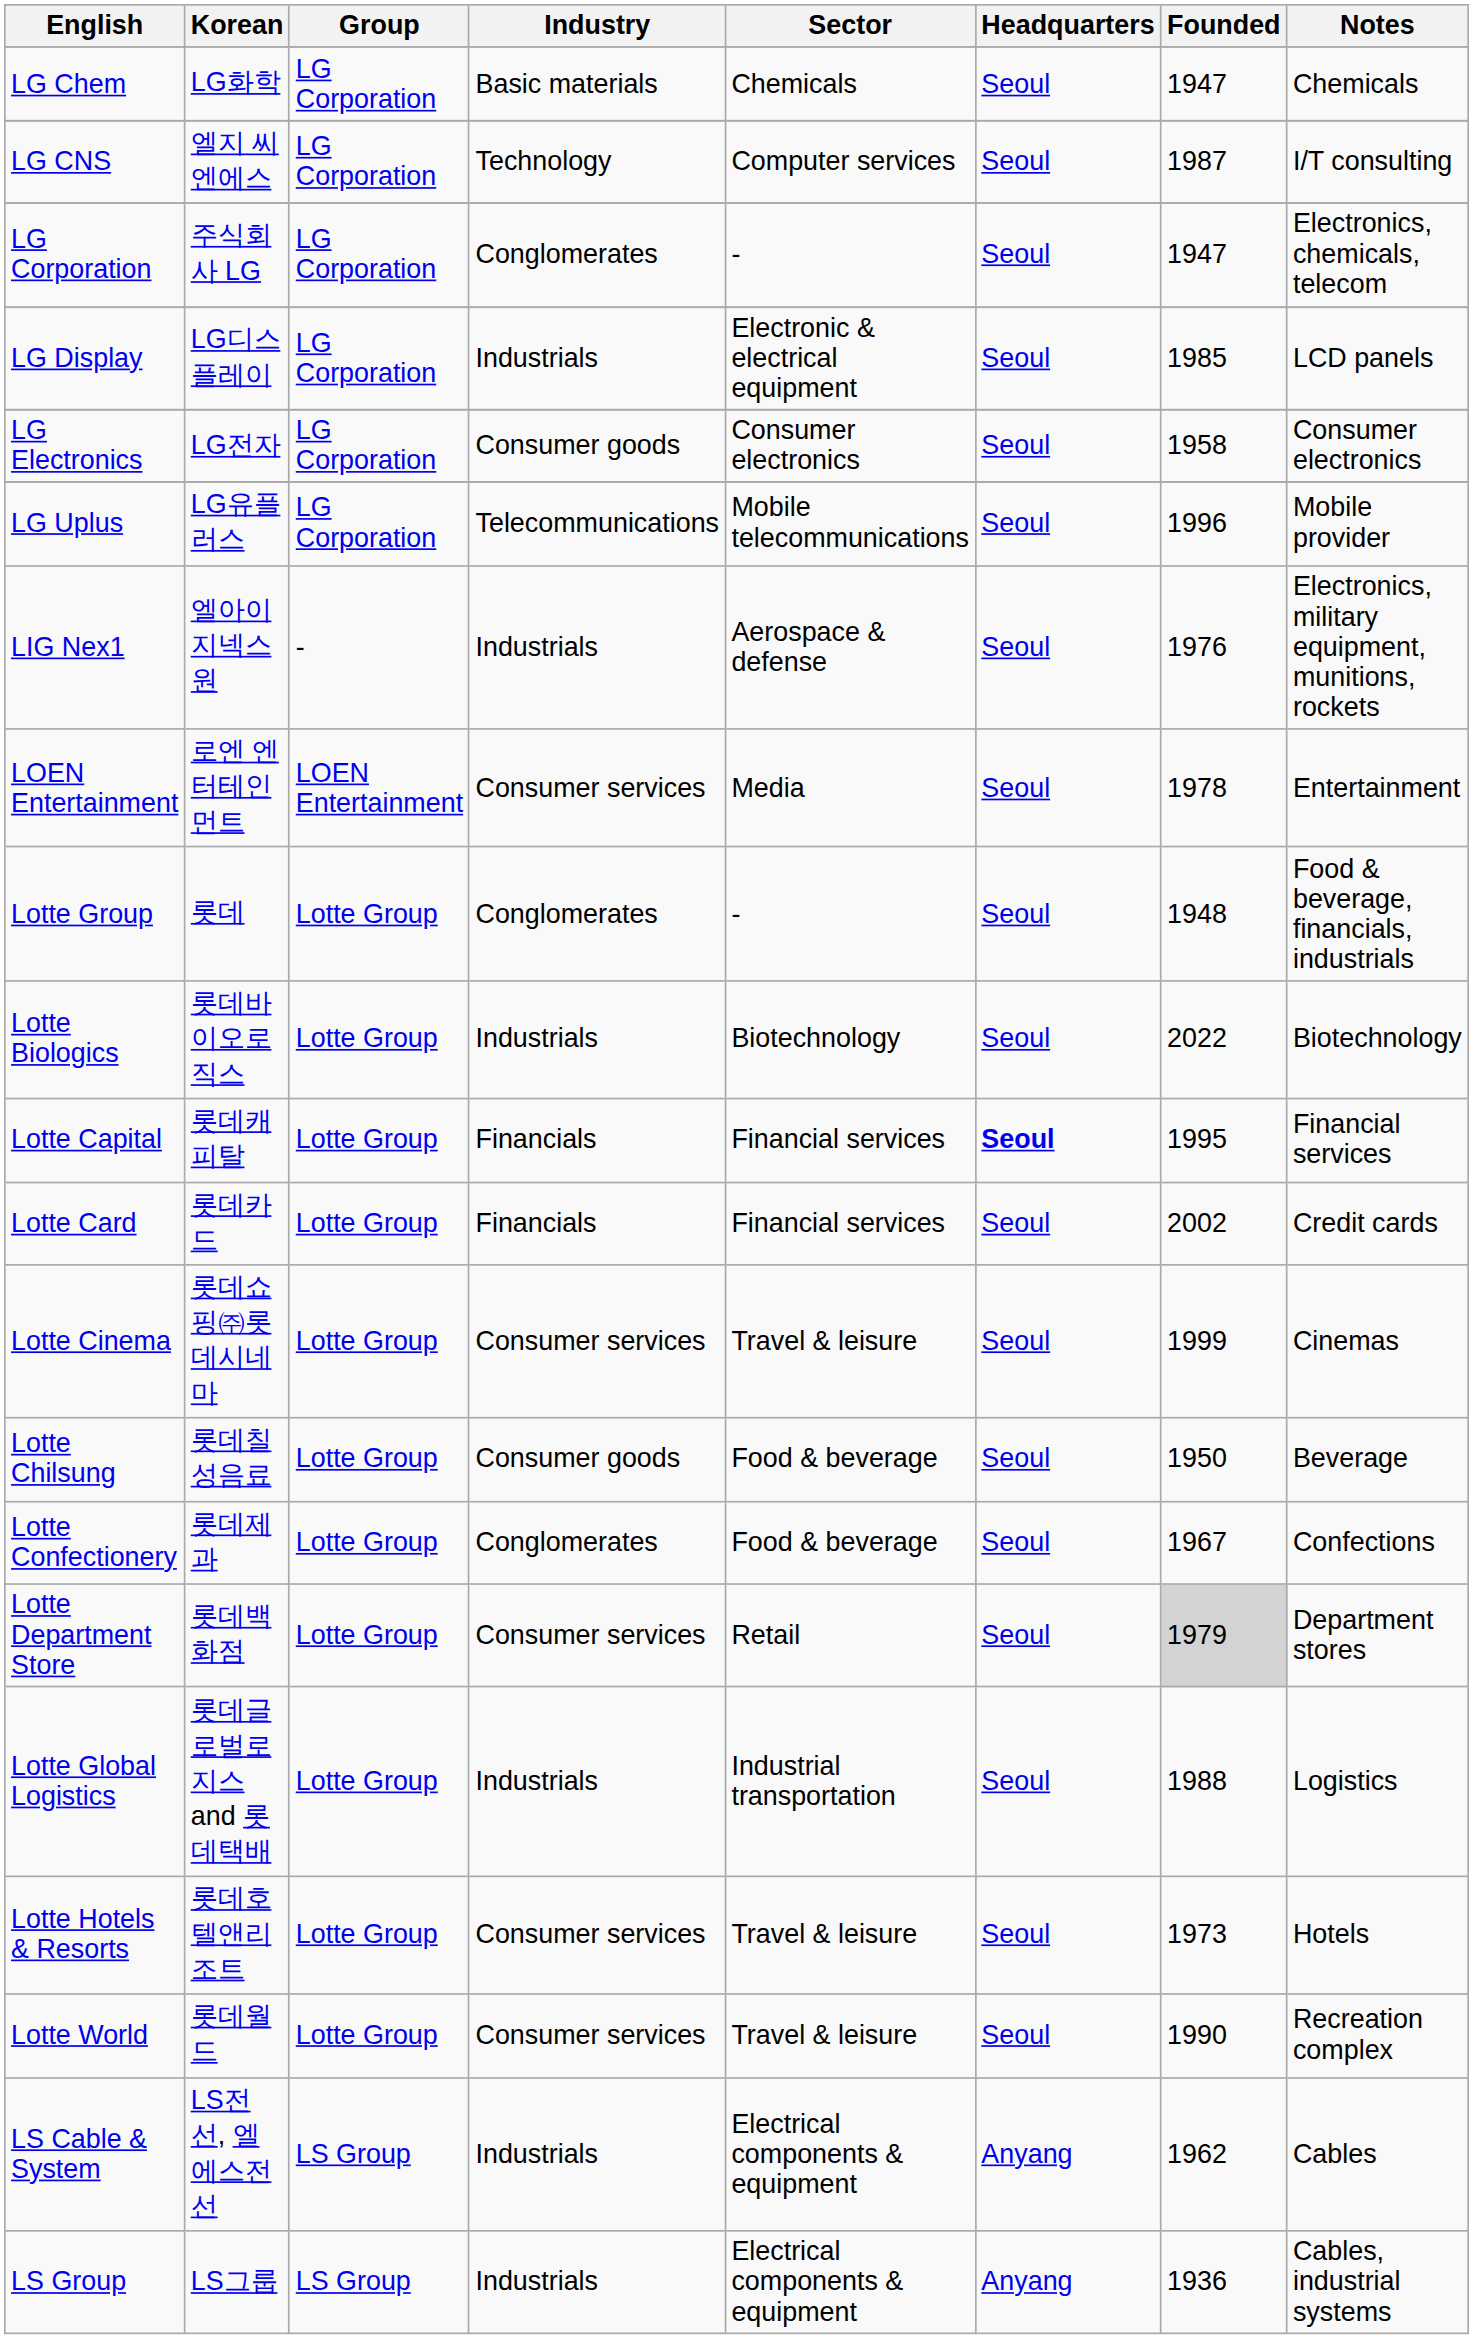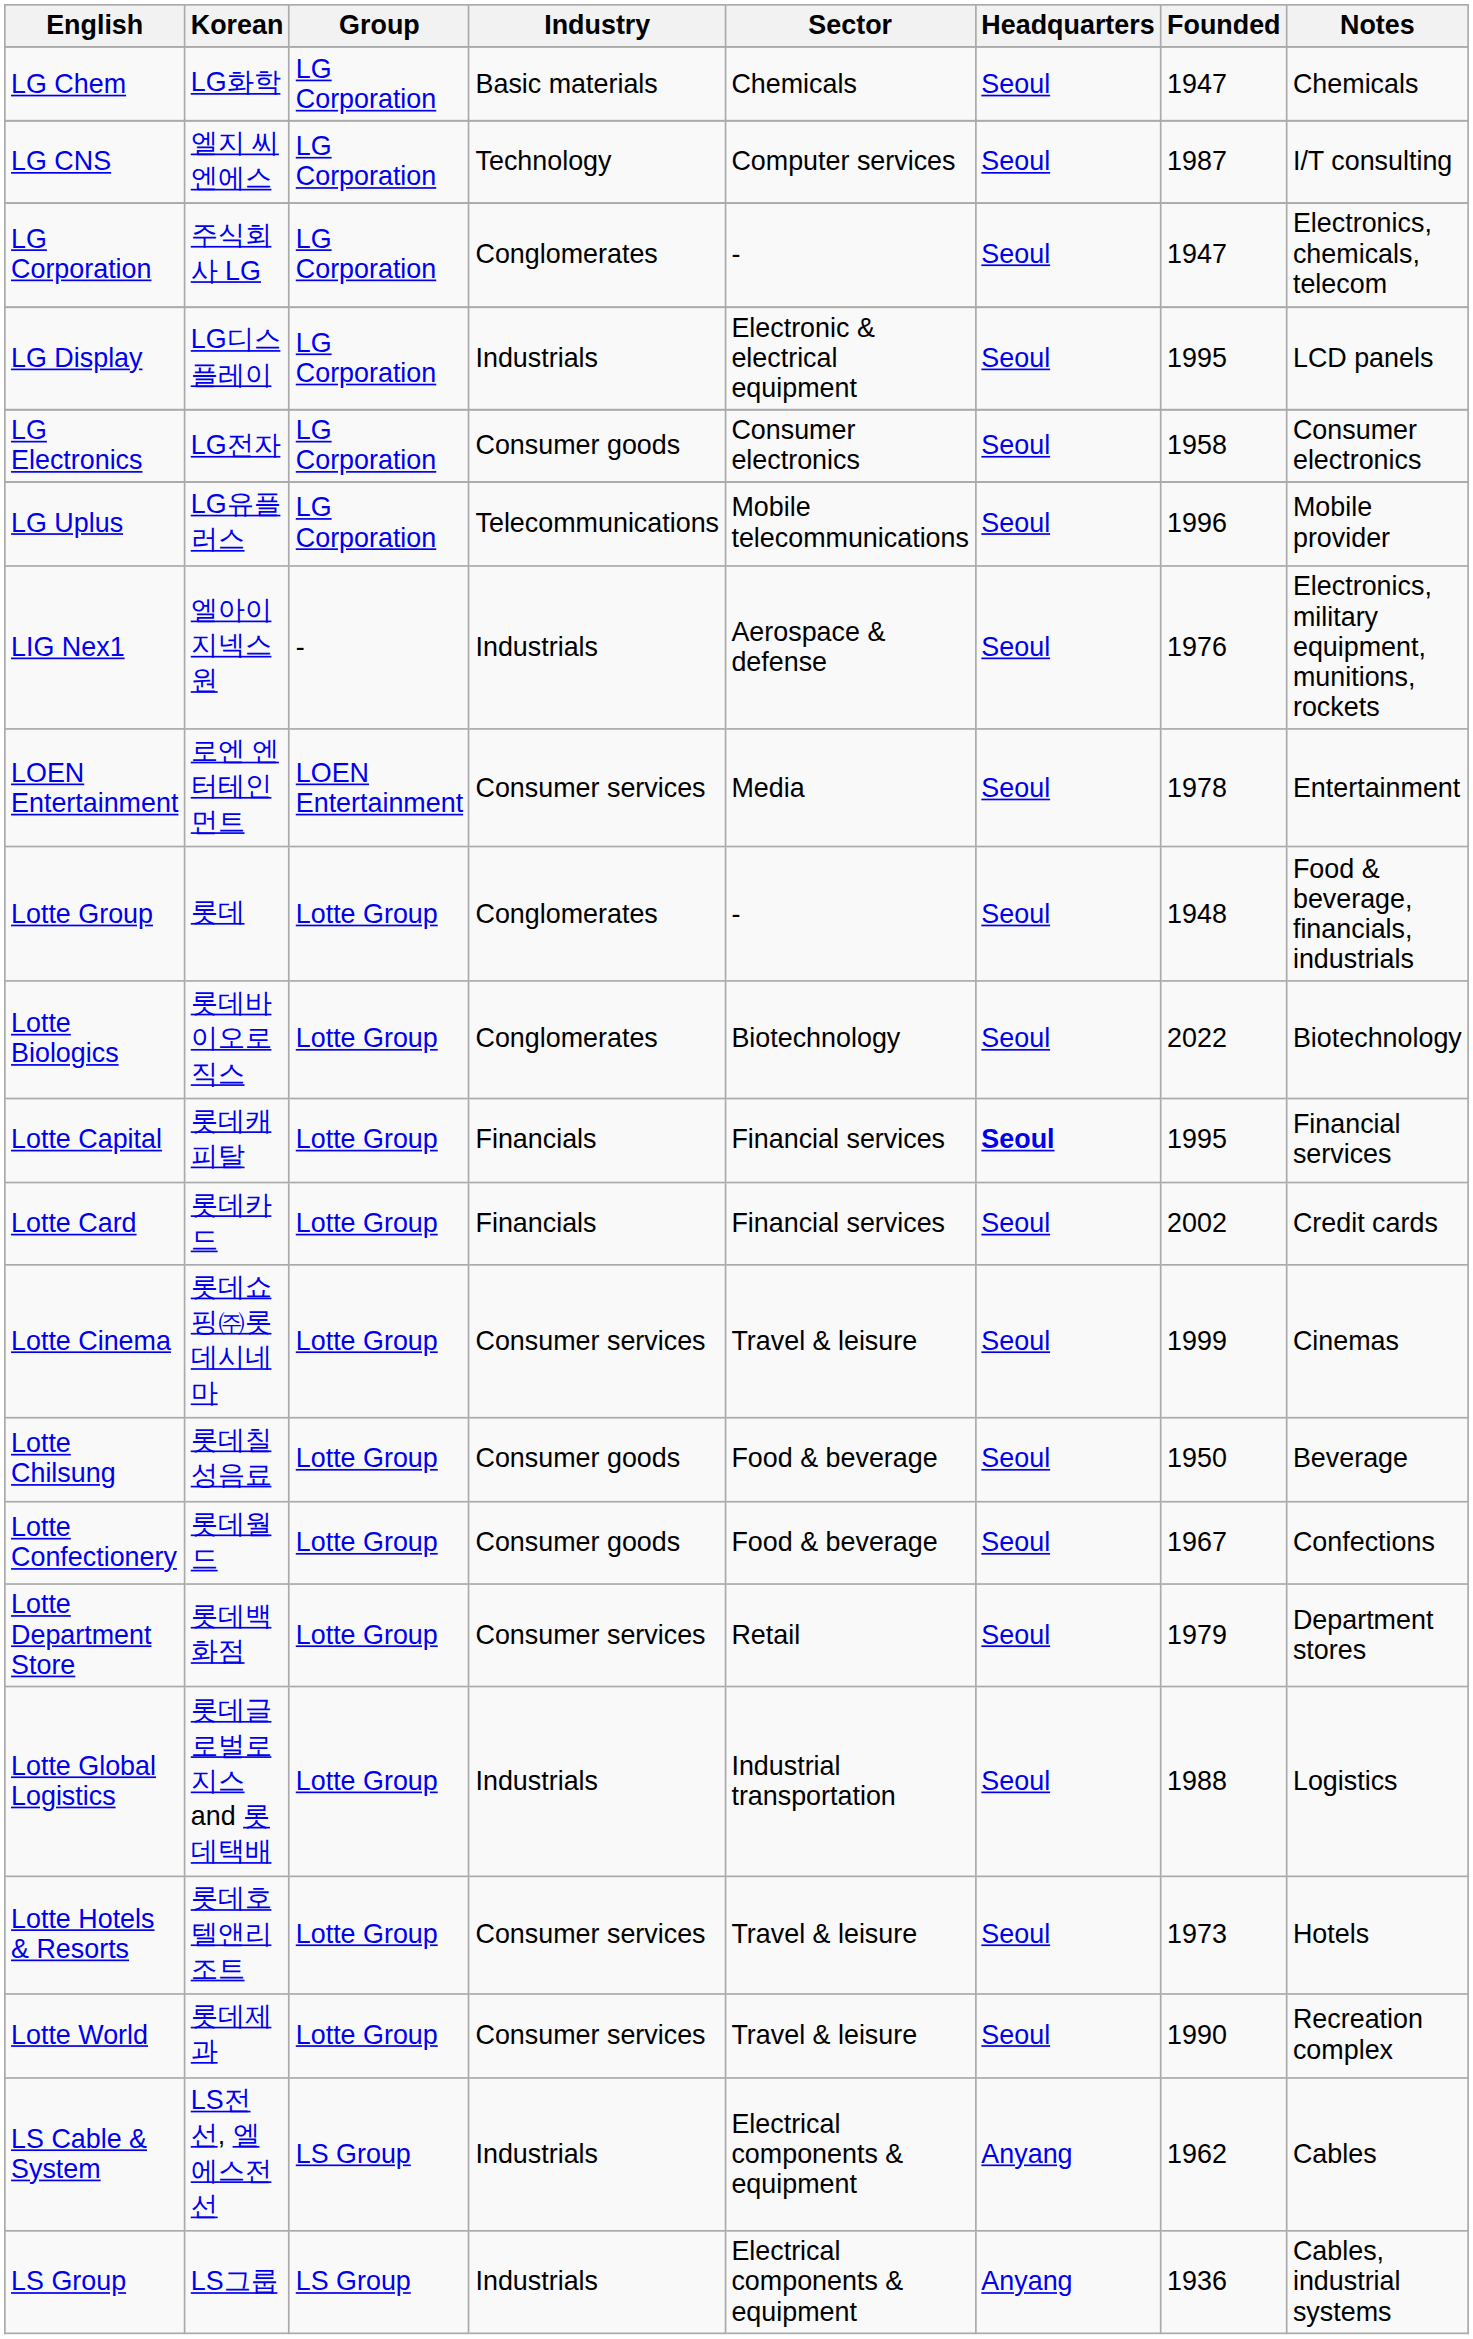(1197, 357) 1985 -> (1197, 357) 1995
(537, 1039) Industrials -> (567, 1039) Conglomerates
(231, 1541) 롯데제과 -> (231, 1541) 롯데월드
(567, 1542) Conglomerates -> (578, 1542) Consumer goods
(1197, 1635) lightgrey background -> (1197, 1635) no background
(231, 2034) 롯데월드 -> (231, 2034) 롯데제과
